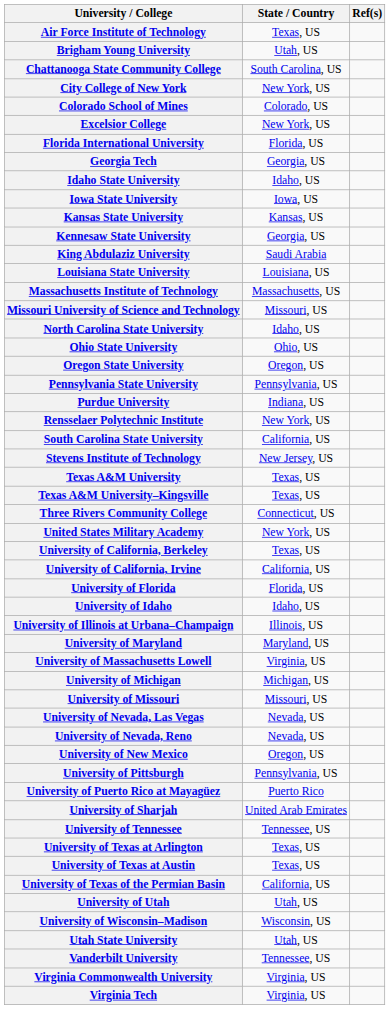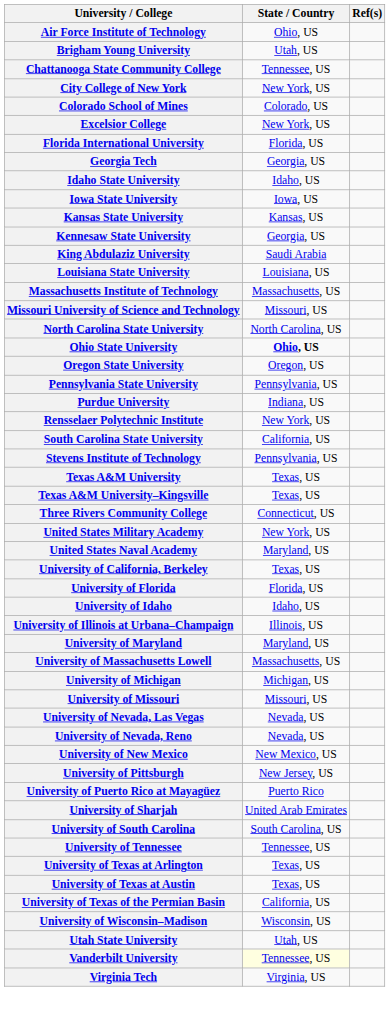(296, 32) Texas, US -> (296, 32) Ohio, US
(296, 69) South Carolina, US -> (296, 69) Tennessee, US
(296, 328) Idaho, US -> (296, 328) North Carolina, US
(296, 347) normal -> (296, 347) bold
(296, 458) New Jersey, US -> (296, 458) Pennsylvania, US
+ row: (123, 550)
- row: (123, 569)
(296, 662) Virginia, US -> (296, 662) Massachusetts, US
(296, 754) Oregon, US -> (296, 754) New Mexico, US
(296, 773) Pennsylvania, US -> (296, 773) New Jersey, US
+ row: (123, 828)
- row: (123, 902)
(296, 958) no background -> (296, 958) lightyellow background
- row: (123, 976)
